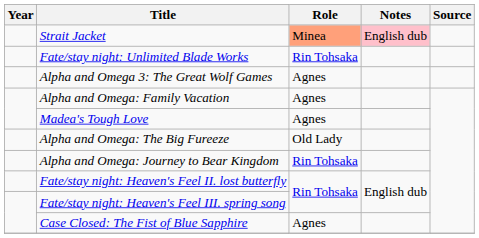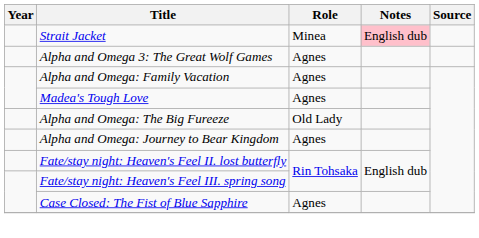(309, 35) lightsalmon background -> (309, 35) no background
- row: (144, 56)
(325, 160) Rin Tohsaka -> (309, 139) Agnes
